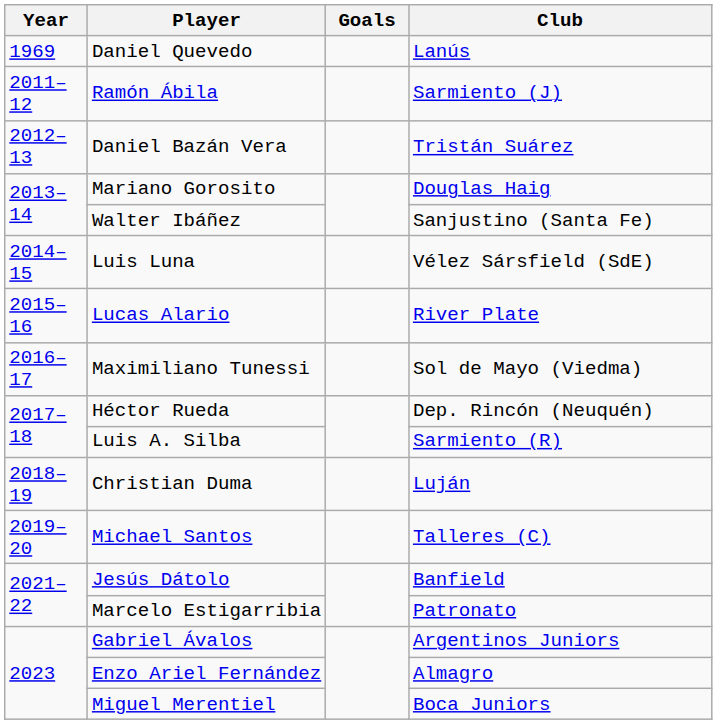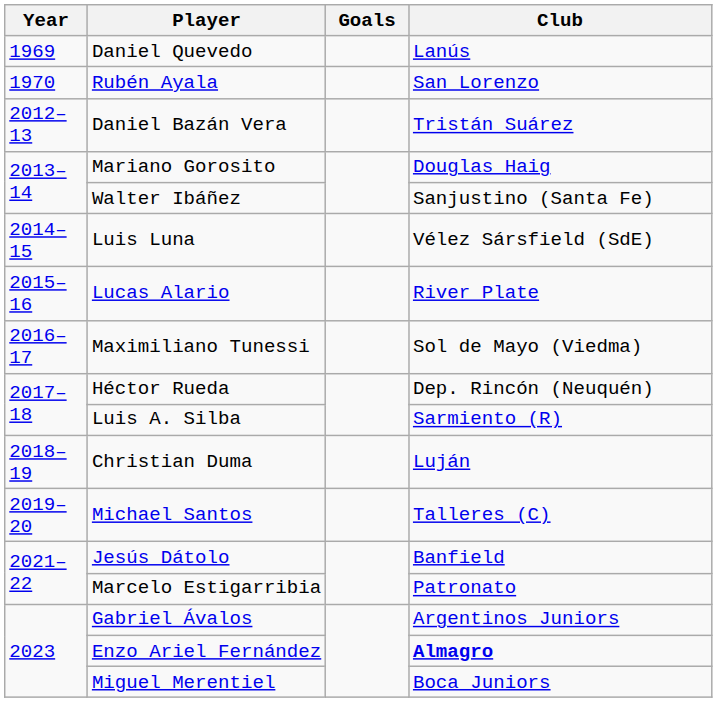+ row: (155, 83)
- row: (155, 94)
(453, 673) normal -> (453, 651) bold
